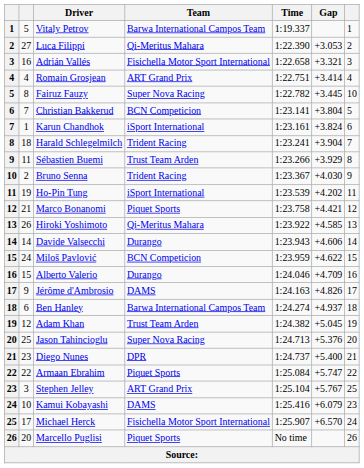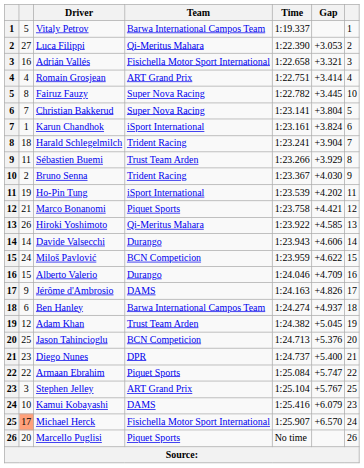(164, 110) BCN Competicion -> (166, 110) Super Nova Racing
(166, 339) Super Nova Racing -> (164, 339) BCN Competicion
(26, 421) no background -> (26, 421) lightsalmon background
